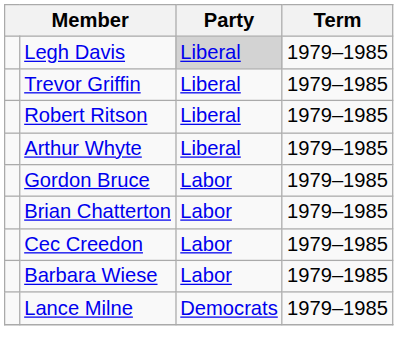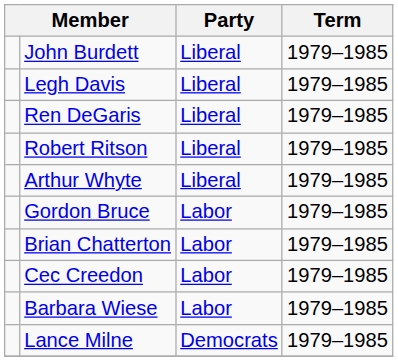+ row: (81, 52)
(211, 52) lightgrey background -> (211, 84) no background
+ row: (82, 116)
- row: (82, 84)
